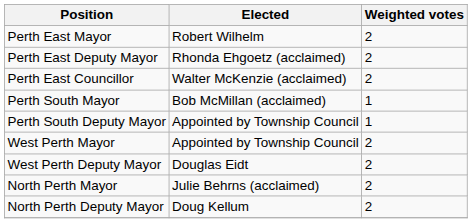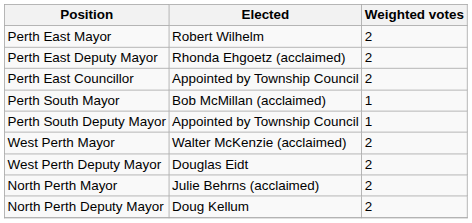(259, 79) Walter McKenzie (acclaimed) -> (265, 79) Appointed by Township Council
(265, 143) Appointed by Township Council -> (259, 143) Walter McKenzie (acclaimed)
